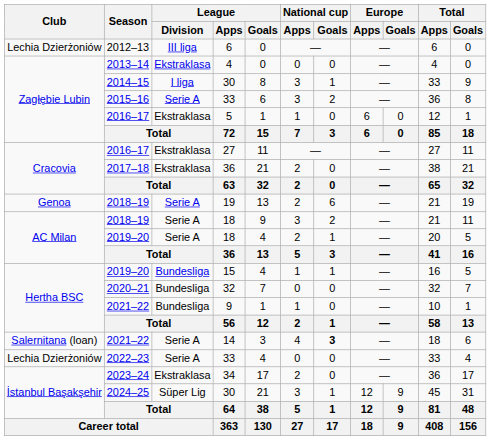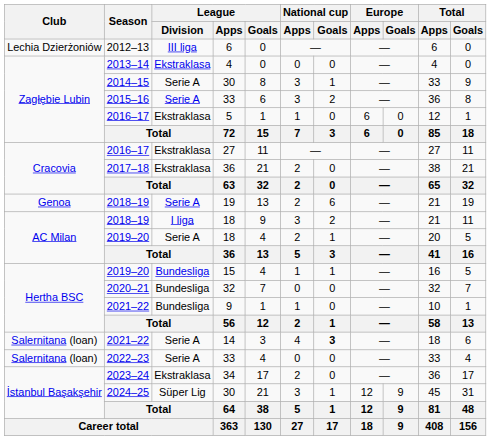(182, 82) I liga -> (182, 82) Serie A
(182, 220) Serie A -> (182, 220) I liga
(54, 358) Lechia Dzierżoniów -> (54, 358) Salernitana (loan)
